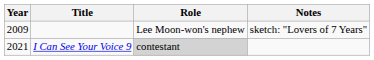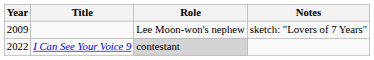(18, 47) 2021 -> (18, 47) 2022
